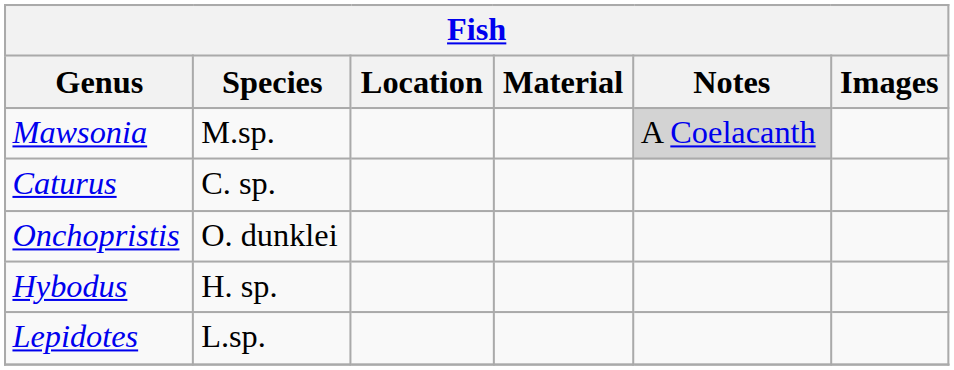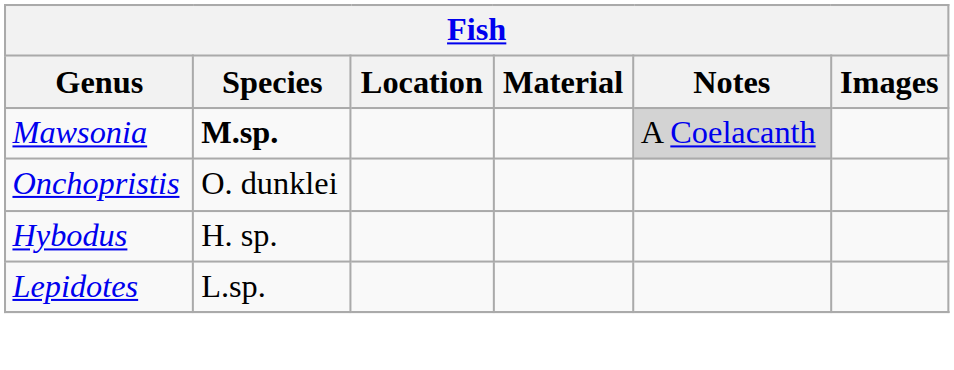(238, 132) normal -> (240, 132) bold
- row: (65, 183)
